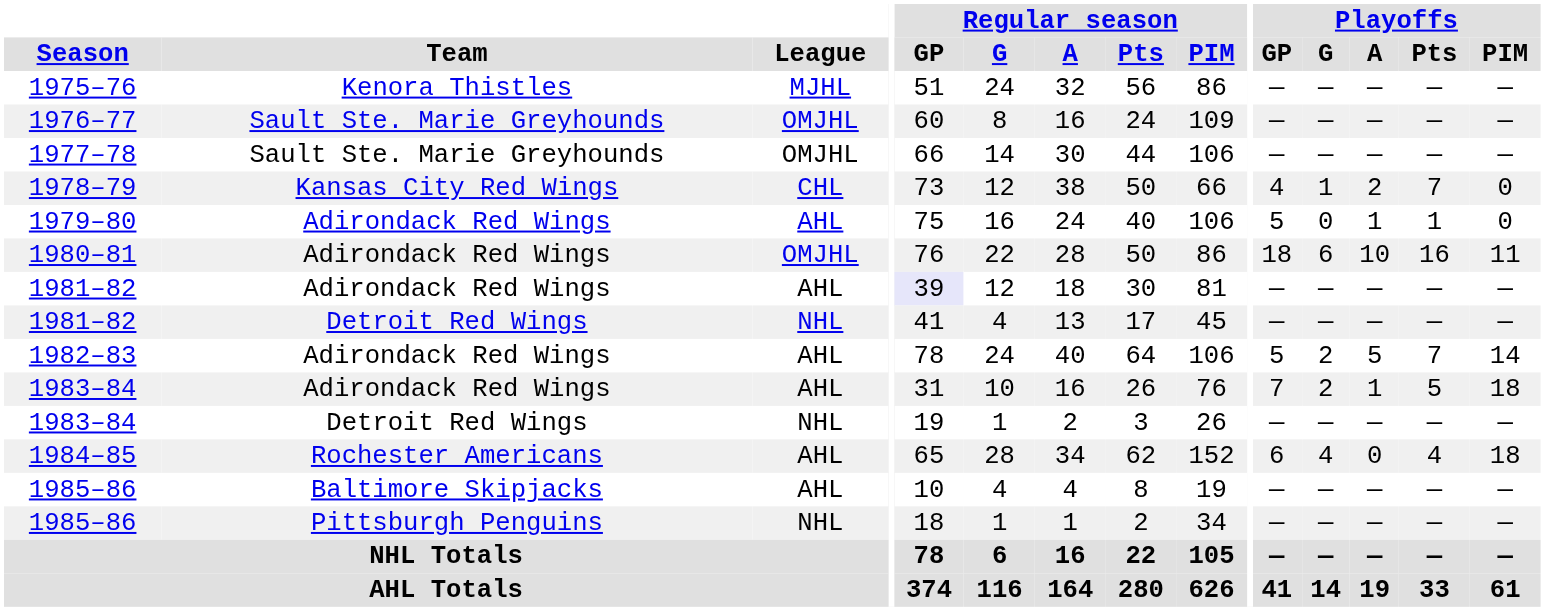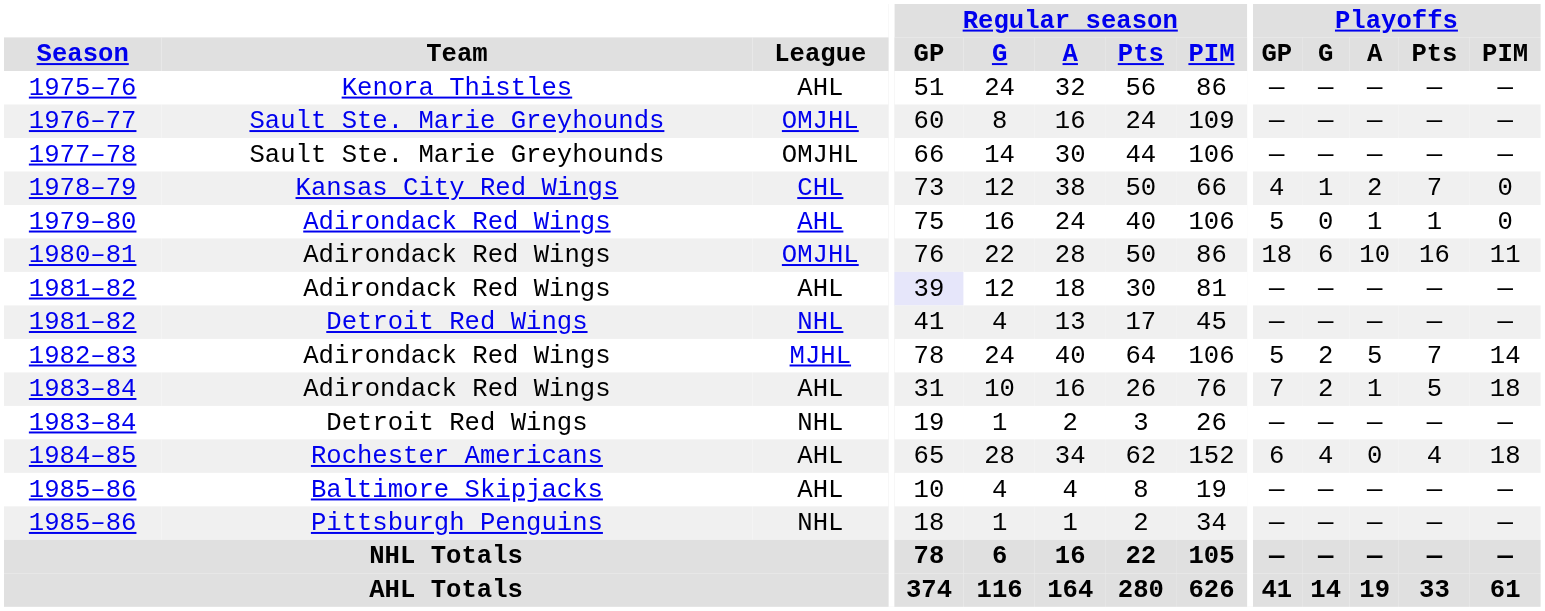(820, 88) MJHL -> (820, 88) AHL
(820, 356) AHL -> (820, 356) MJHL
